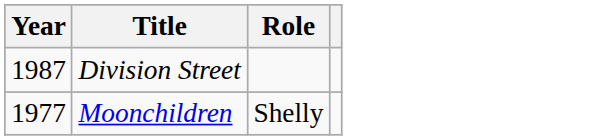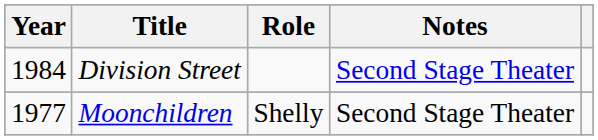+ column: (455, 26)
(39, 69) 1987 -> (39, 69) 1984
